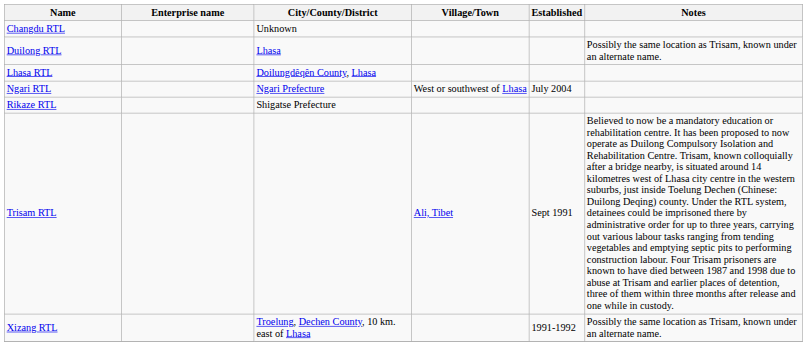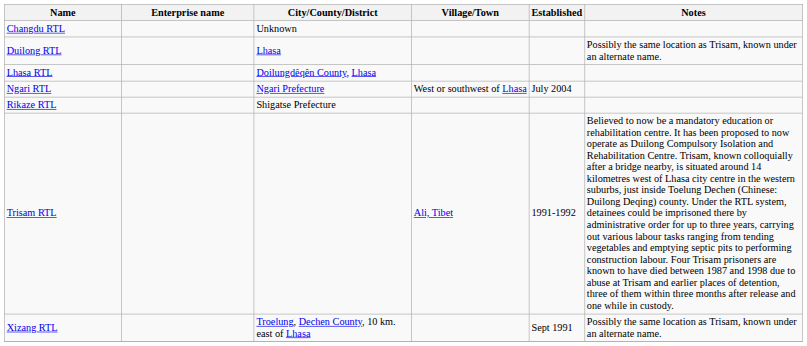(552, 213) Sept 1991 -> (554, 213) 1991-1992
(554, 327) 1991-1992 -> (552, 327) Sept 1991
